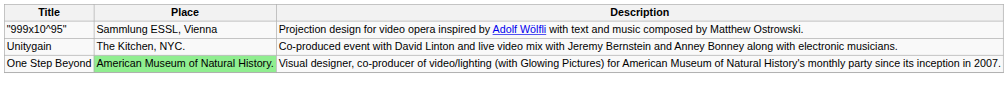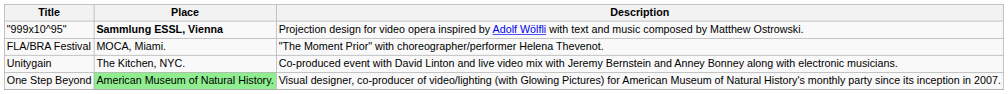(157, 30) normal -> (160, 30) bold
+ row: (49, 47)
